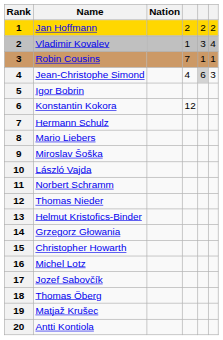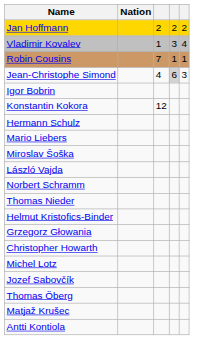- column: (19, 12)
